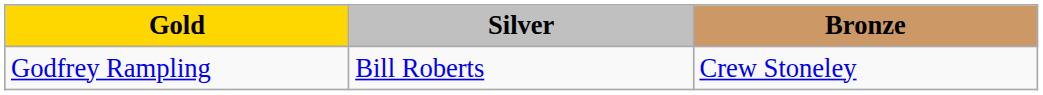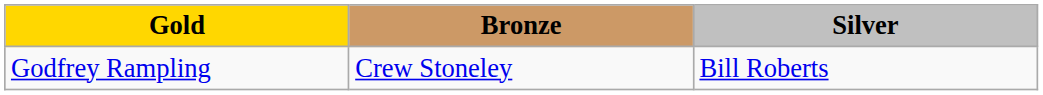columns swapped: (521, 25) <-> (865, 25)
